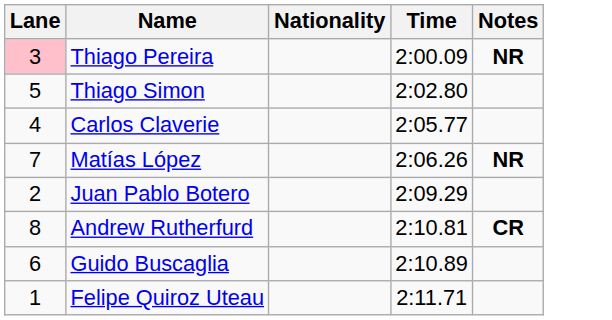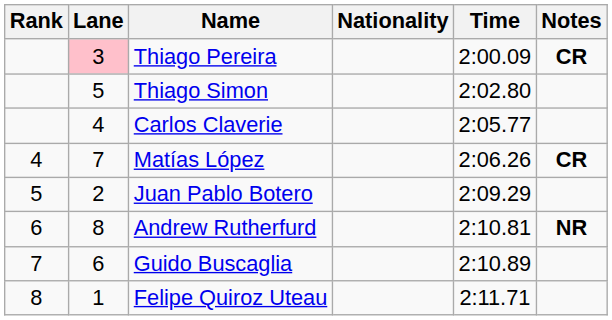+ column: (36, 21)
(508, 56) NR -> (571, 56) CR
(508, 159) NR -> (571, 159) CR
(508, 228) CR -> (571, 228) NR
